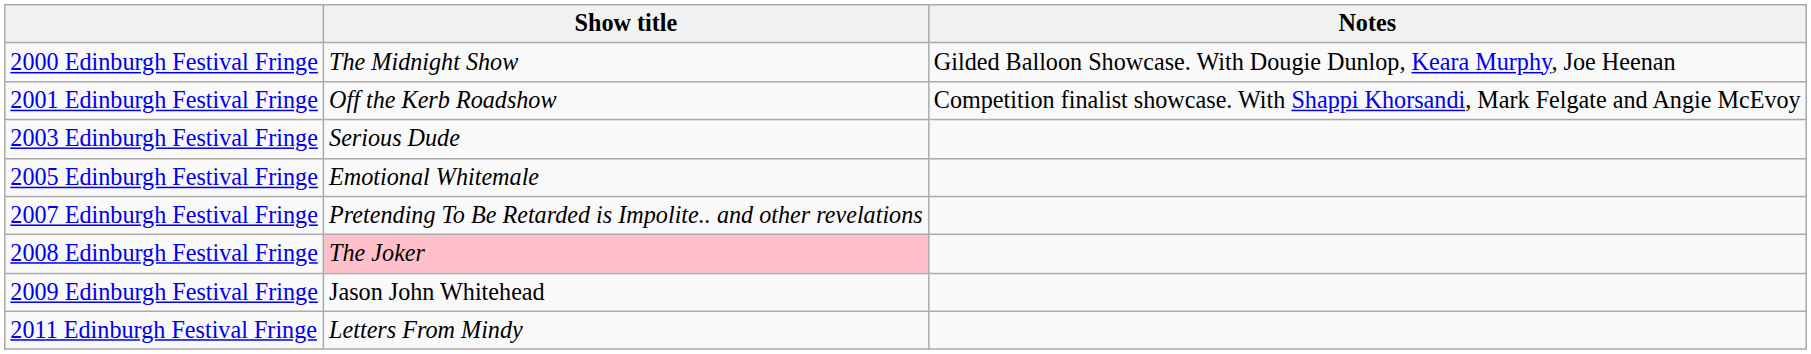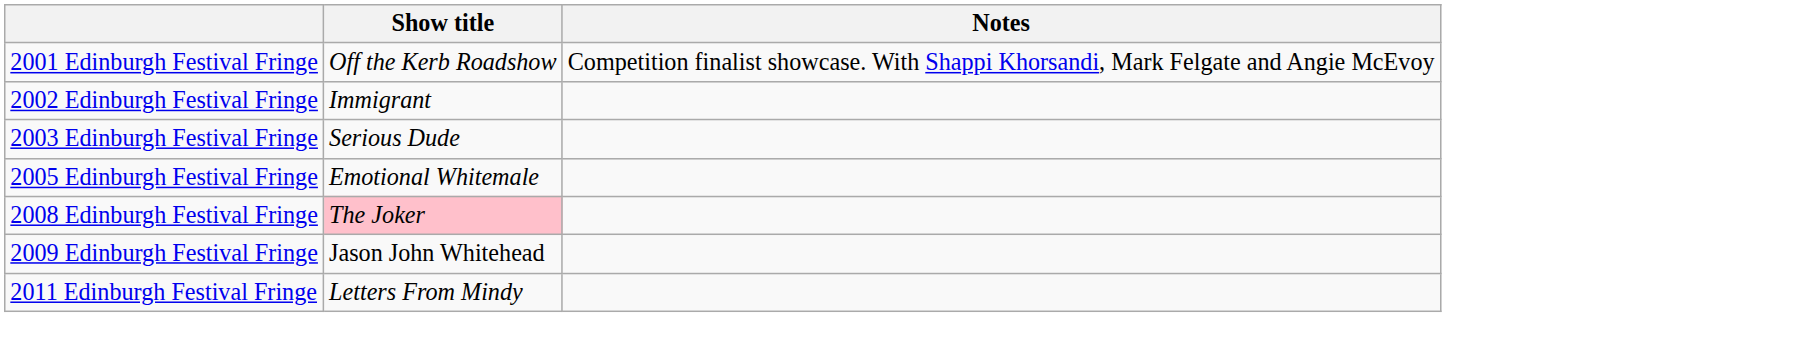- row: (164, 61)
+ row: (164, 100)
- row: (164, 215)
